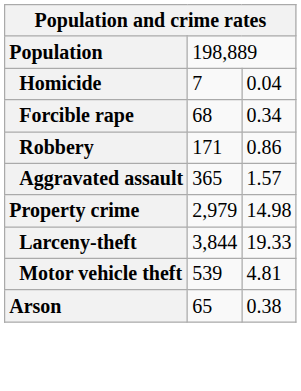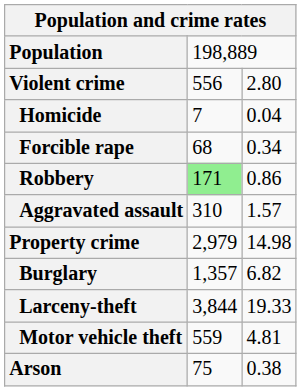+ row: (67, 83)
(207, 147) no background -> (207, 178) lightgreen background
(207, 178) 365 -> (207, 210) 310
+ row: (53, 274)
(207, 274) 539 -> (207, 337) 559
(202, 305) 65 -> (202, 369) 75
